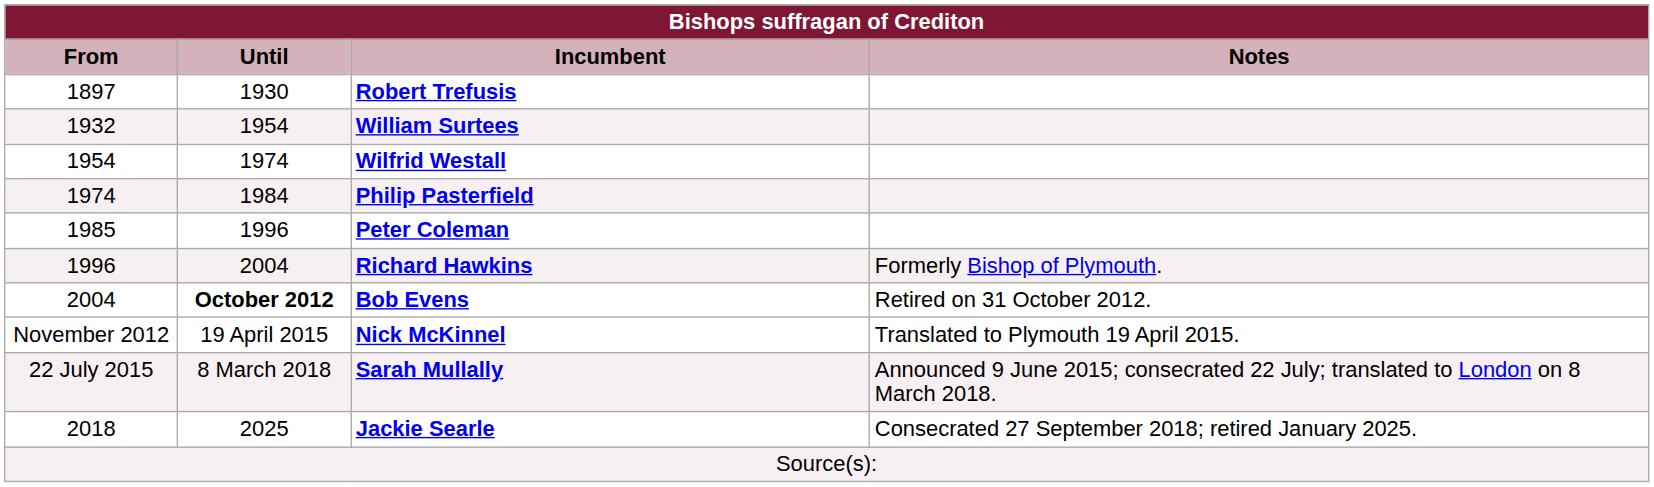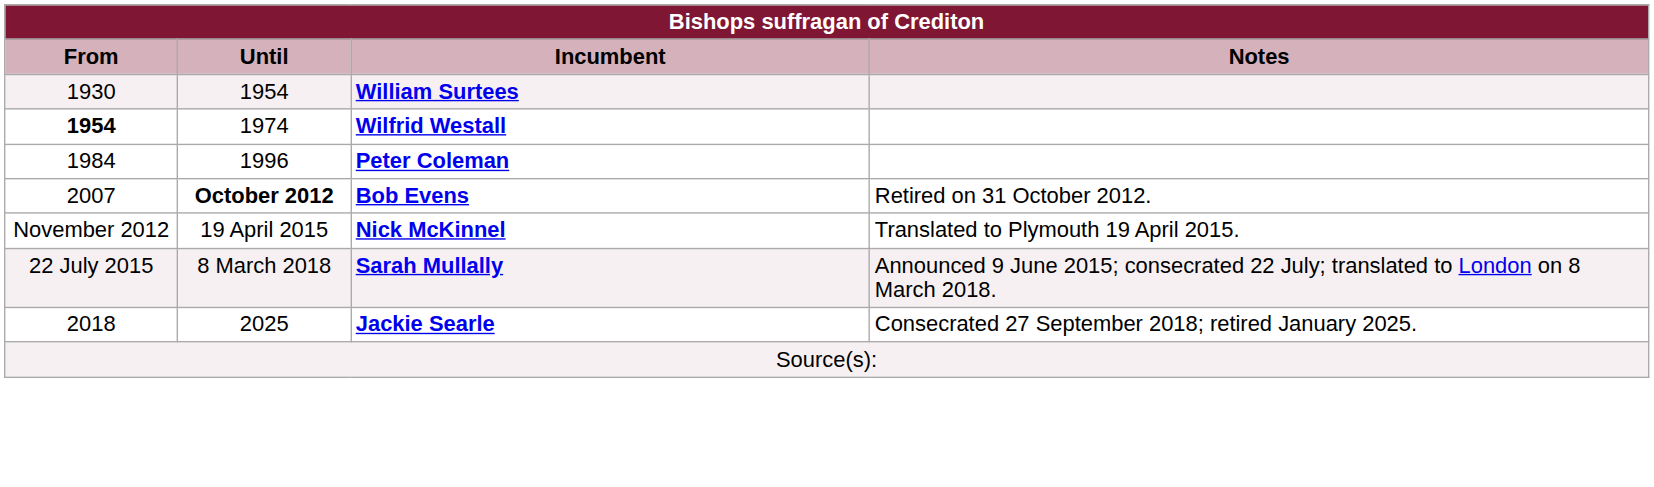- row: (436, 91)
(91, 126) 1932 -> (91, 91) 1930
(91, 160) normal -> (91, 126) bold
- row: (445, 195)
(91, 230) 1985 -> (91, 160) 1984
- row: (444, 265)
(91, 299) 2004 -> (91, 195) 2007
